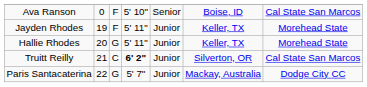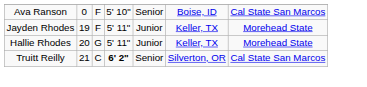(167, 58) Junior -> (149, 58) Senior
- row: (49, 74)
